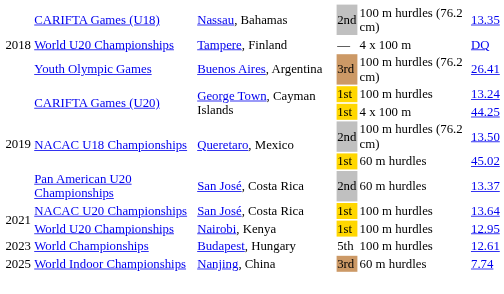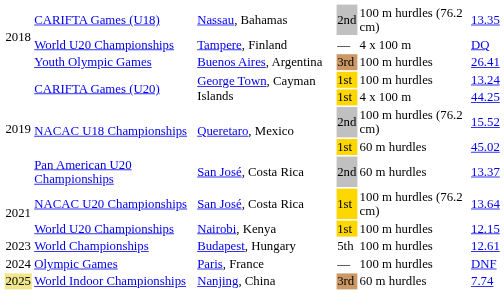(411, 69) 100 m hurdles (76.2 cm) -> (396, 62) 100 m hurdles
(485, 136) 13.50 -> (485, 122) 15.52
(396, 211) 100 m hurdles -> (411, 203) 100 m hurdles (76.2 cm)
(485, 228) 12.95 -> (485, 228) 12.15
+ row: (76, 263)
(18, 263) no background -> (18, 281) khaki background
